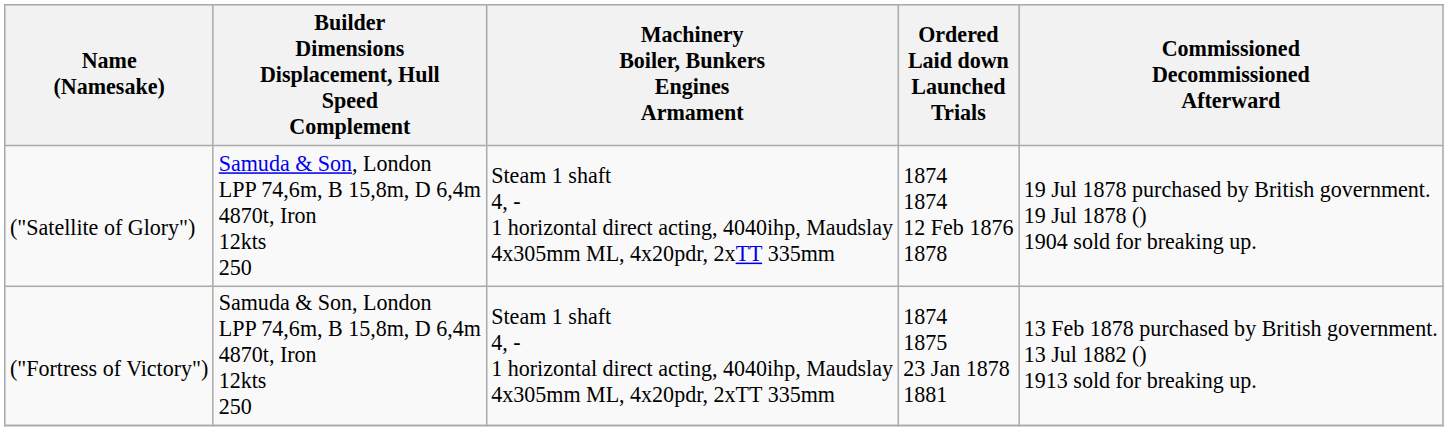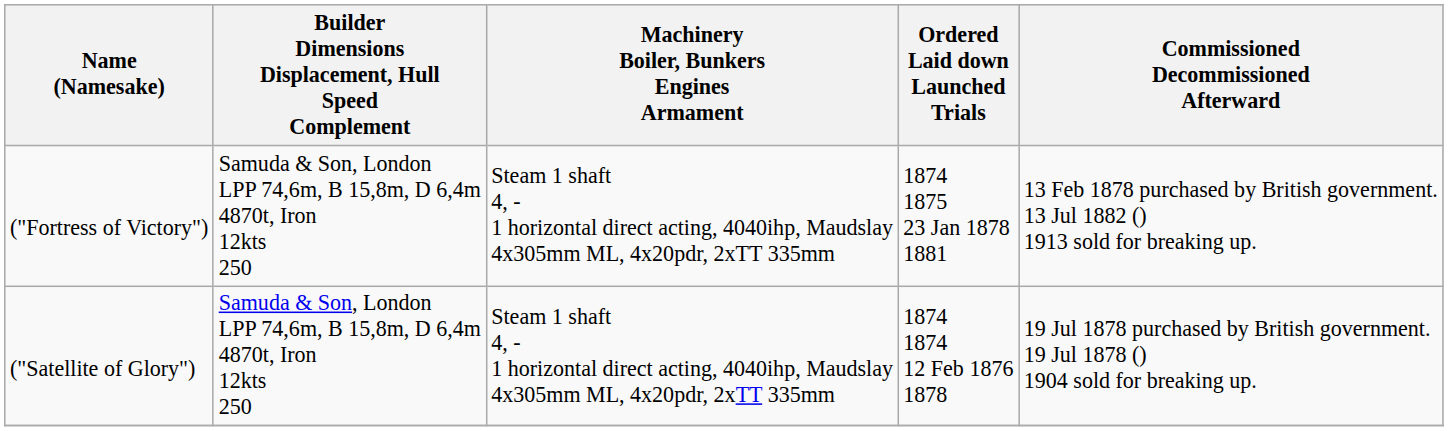rows swapped: (103, 228) <-> (109, 368)
